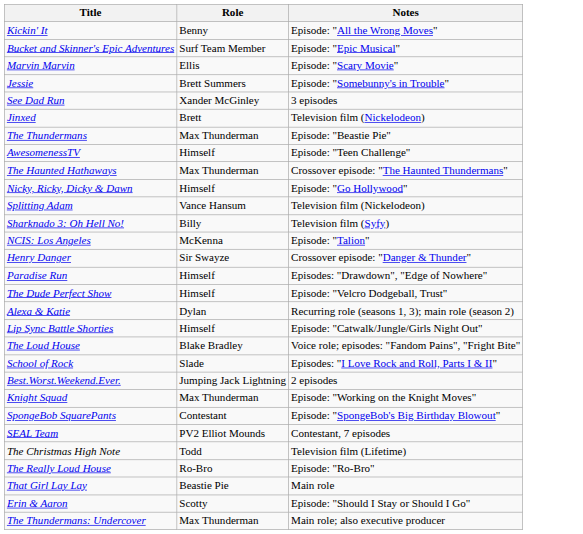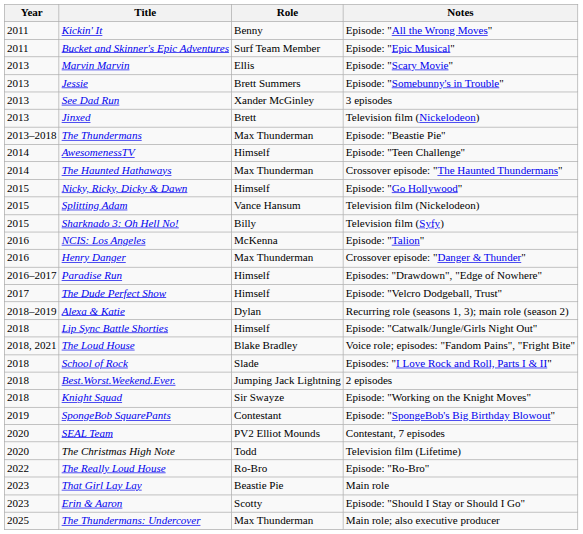+ column: (32, 13)
(204, 258) Sir Swayze -> (274, 258) Max Thunderman
(219, 398) Max Thunderman -> (259, 398) Sir Swayze
